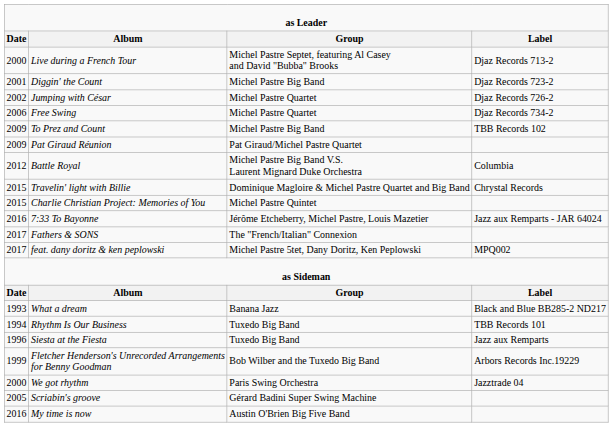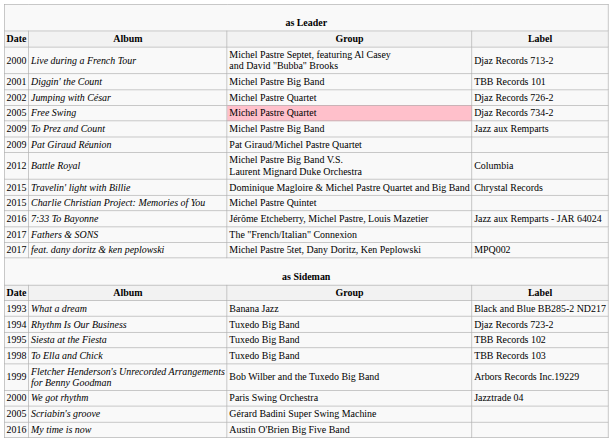(514, 81) Djaz Records 723-2 -> (510, 81) TBB Records 101
(17, 113) 2006 -> (17, 113) 2005
(273, 113) no background -> (273, 113) pink background
(510, 129) TBB Records 102 -> (511, 129) Jazz aux Remparts
(510, 324) TBB Records 101 -> (514, 324) Djaz Records 723-2
(17, 340) 1996 -> (17, 340) 1995
(511, 340) Jazz aux Remparts -> (510, 340) TBB Records 102
+ row: (67, 355)
